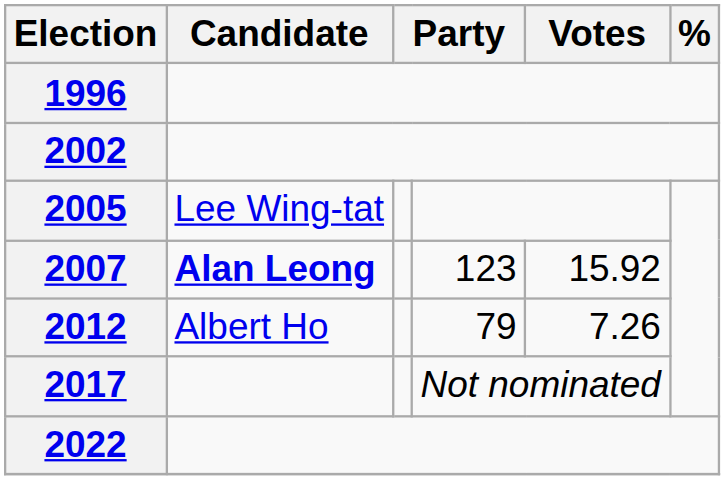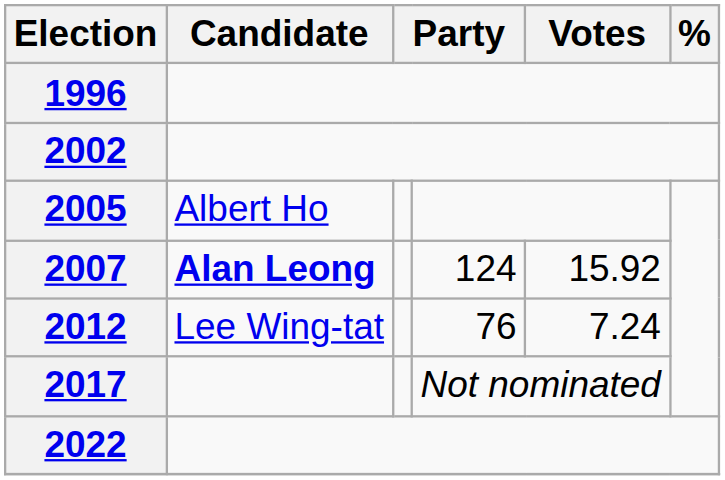(279, 209) Lee Wing-tat -> (252, 209) Albert Ho
(486, 268) 123 -> (486, 268) 124
(252, 326) Albert Ho -> (279, 326) Lee Wing-tat
(496, 326) 79 -> (496, 326) 76
(625, 326) 7.26 -> (625, 326) 7.24
